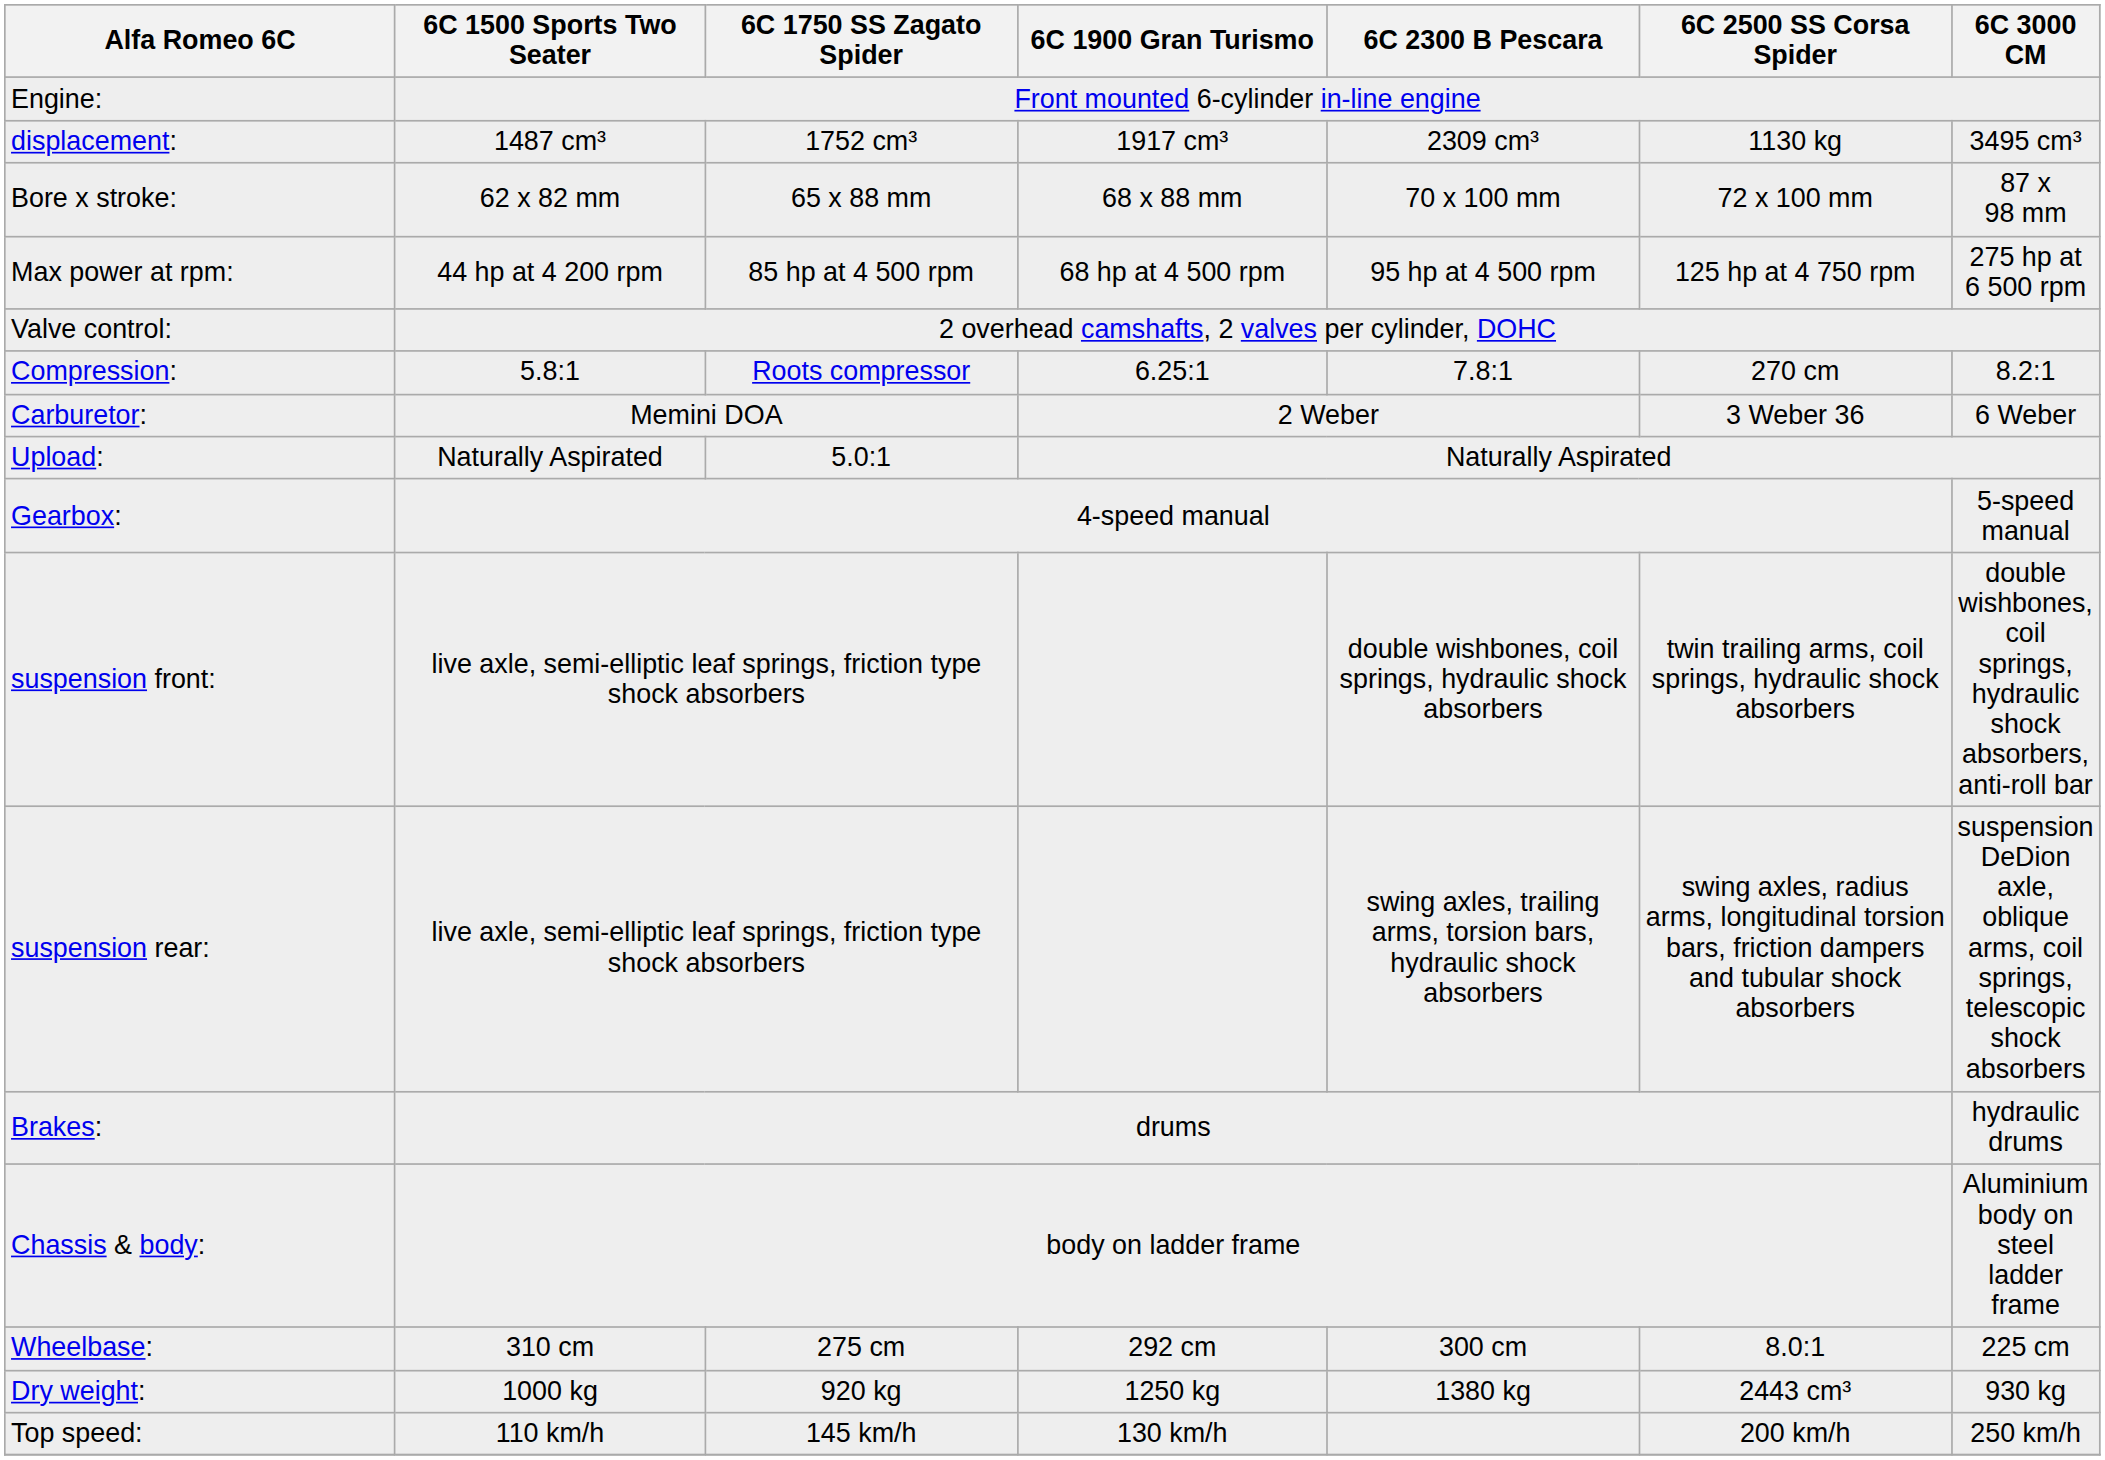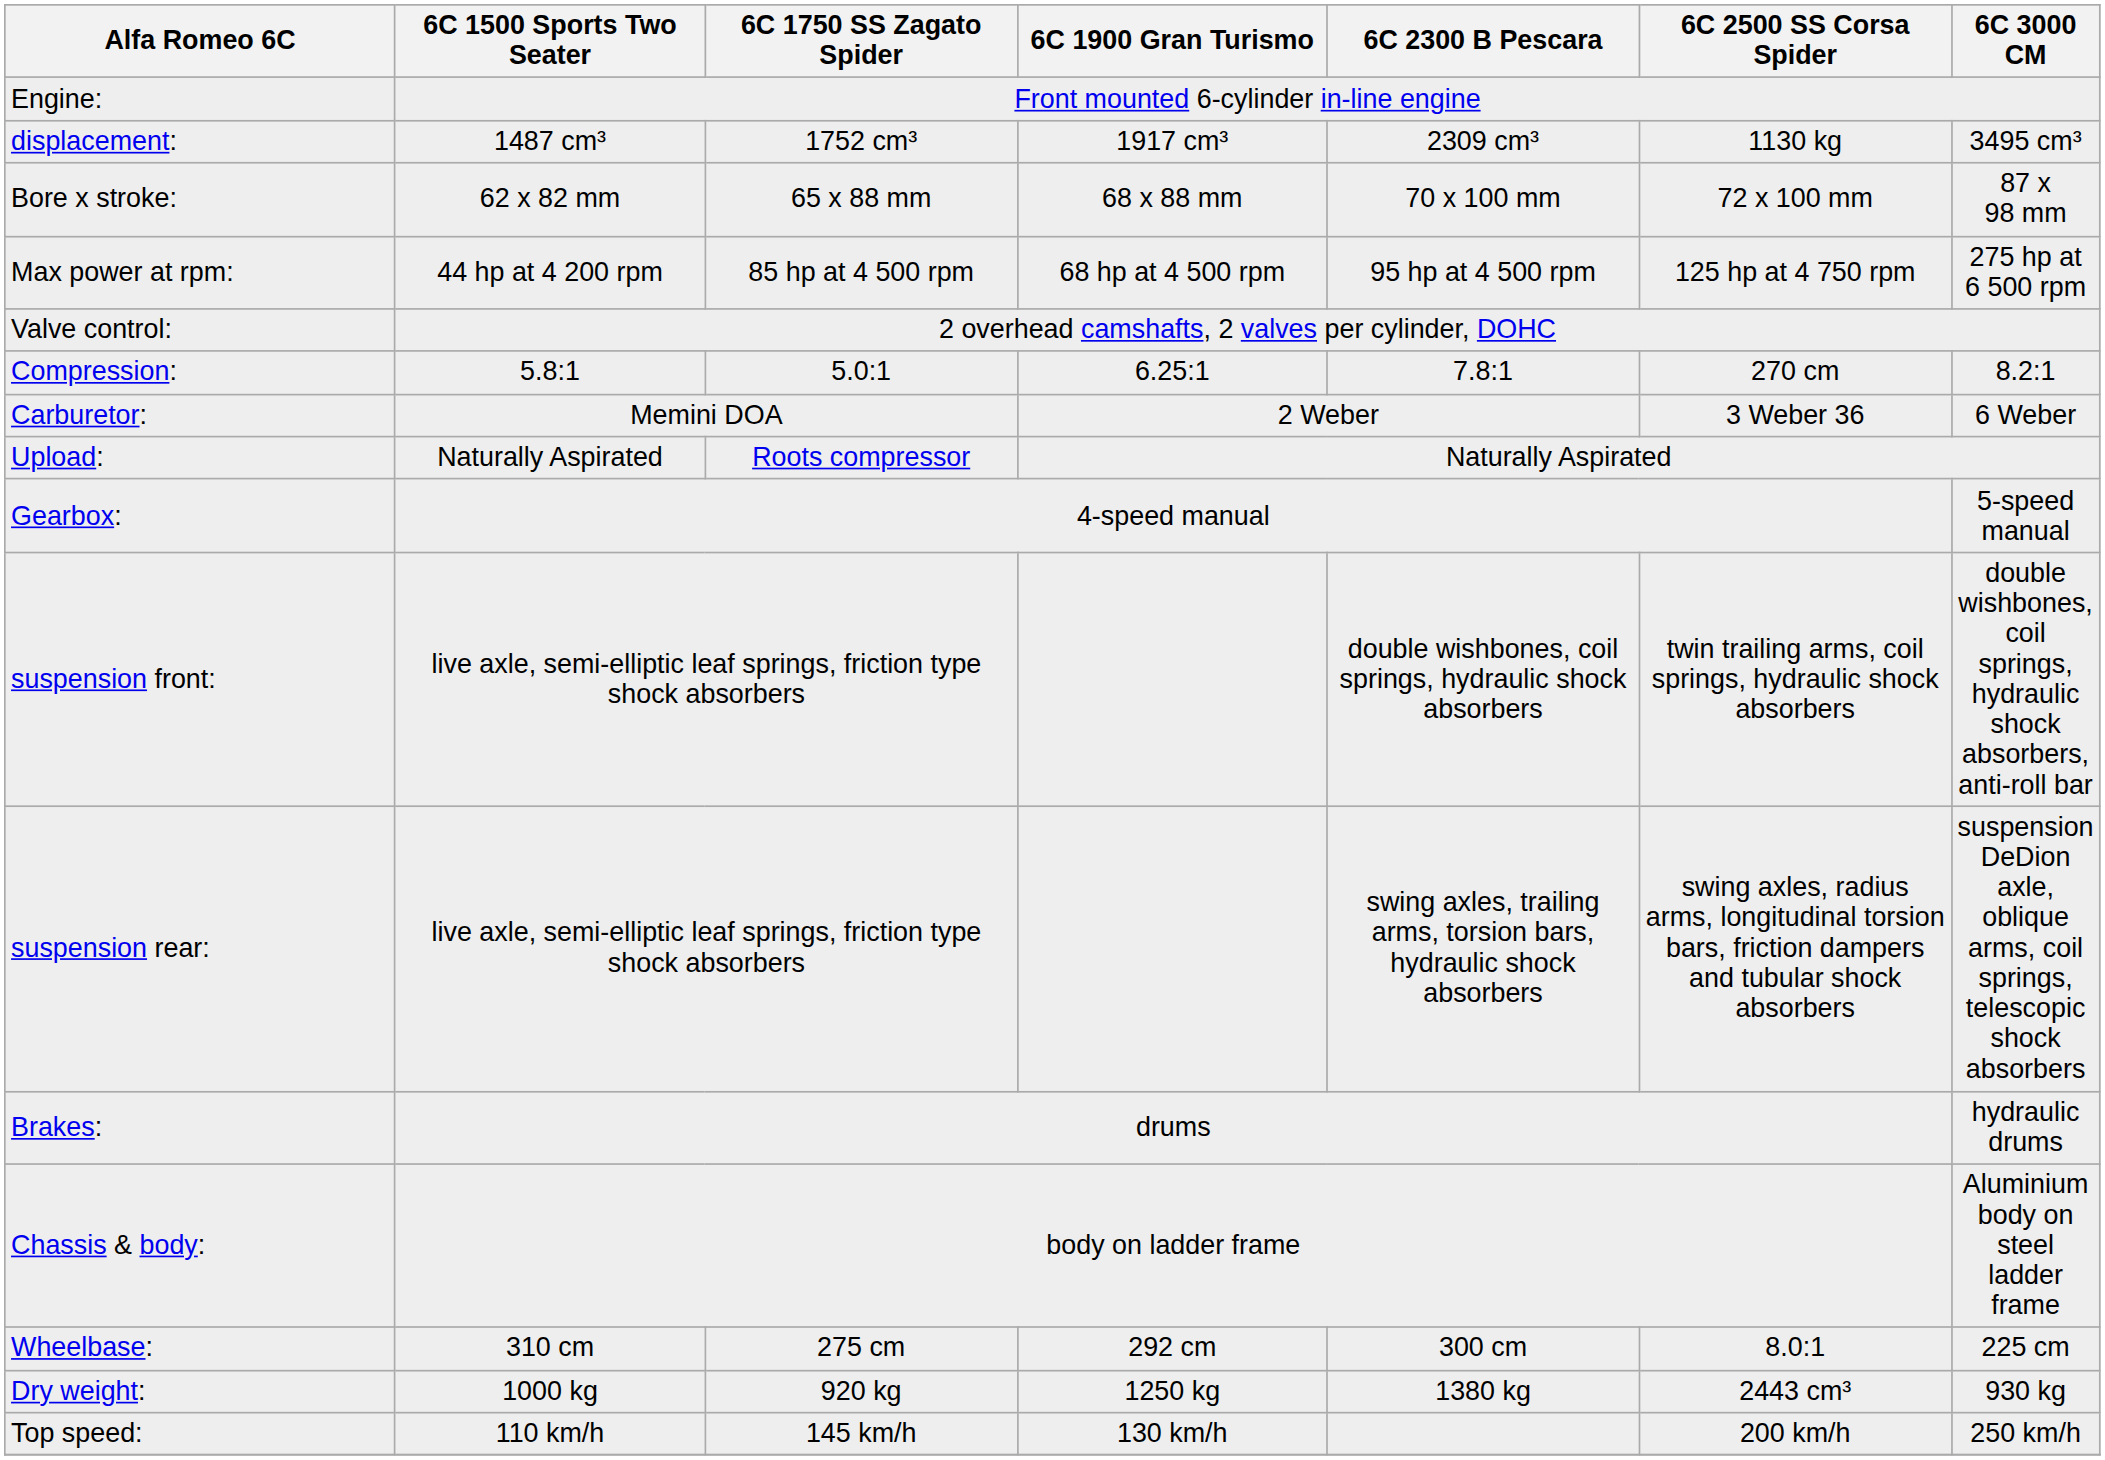(861, 372) Roots compressor -> (861, 372) 5.0:1
(861, 457) 5.0:1 -> (861, 457) Roots compressor
